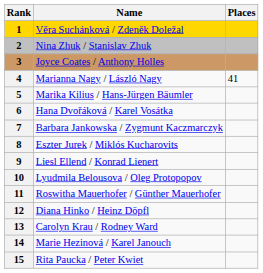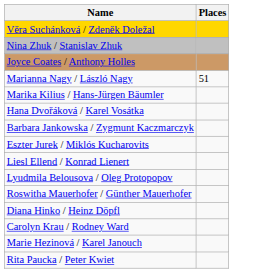- column: (19, 12)
(233, 78) 41 -> (204, 78) 51
